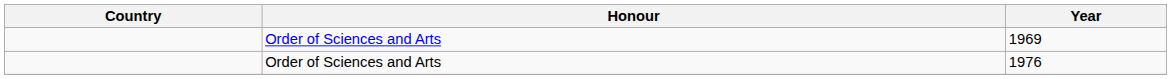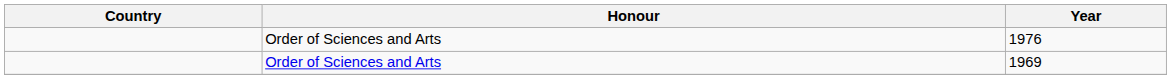rows swapped: (1025, 39) <-> (1025, 62)
